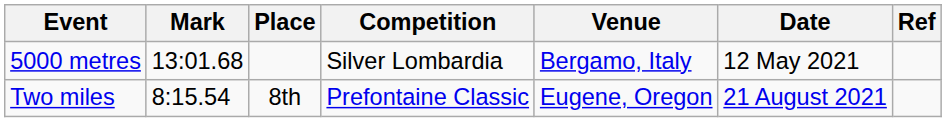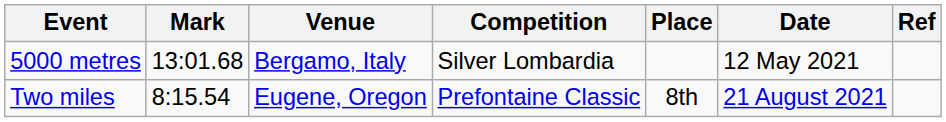columns swapped: (285, 23) <-> (626, 23)
